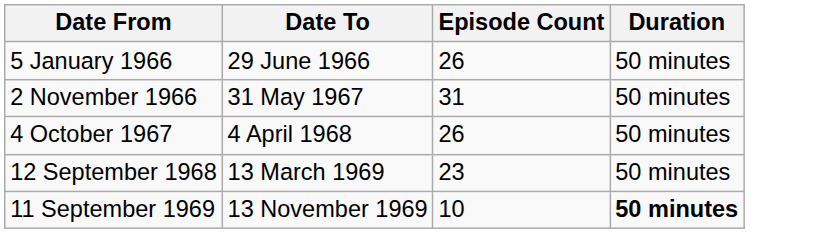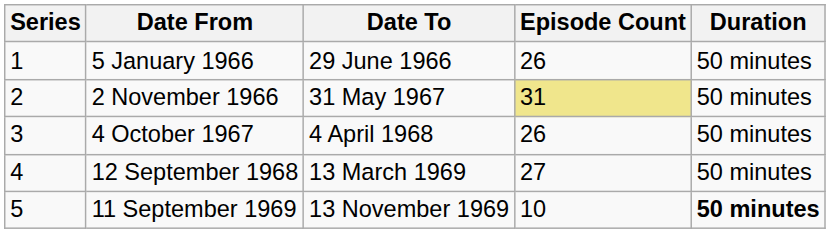+ column: (45, 23)
(452, 97) no background -> (533, 97) khaki background
(452, 172) 23 -> (533, 172) 27
